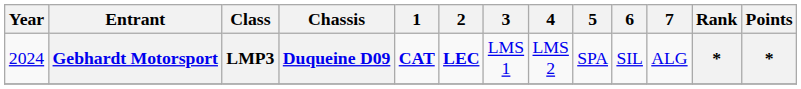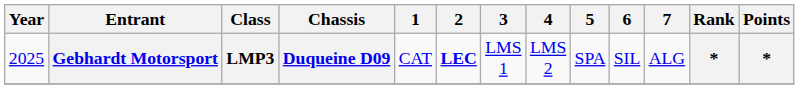(27, 58) 2024 -> (27, 58) 2025
(417, 58) bold -> (415, 58) normal
